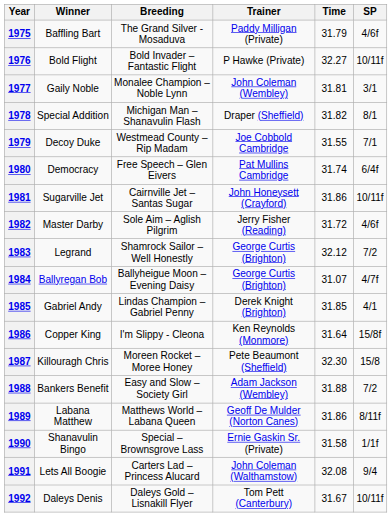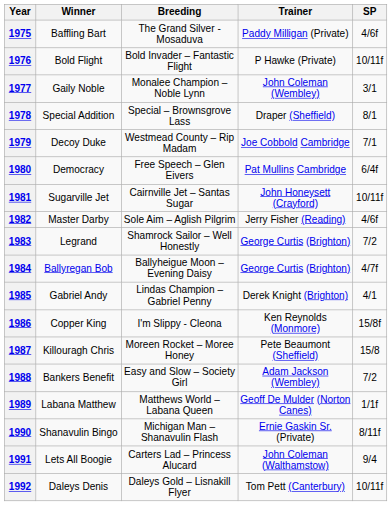- column: (334, 12)
(162, 116) Michigan Man – Shanavulin Flash -> (180, 116) Special – Brownsgrove Lass
(370, 416) 8/11f -> (370, 405) 1/1f
(162, 444) Special – Brownsgrove Lass -> (180, 432) Michigan Man – Shanavulin Flash
(370, 444) 1/1f -> (370, 432) 8/11f
